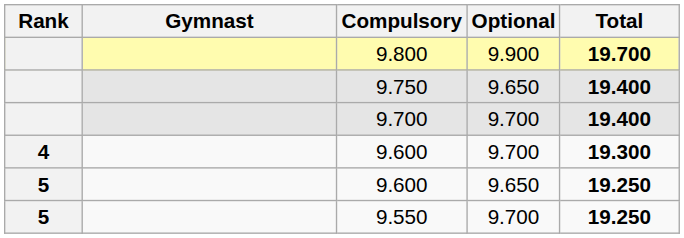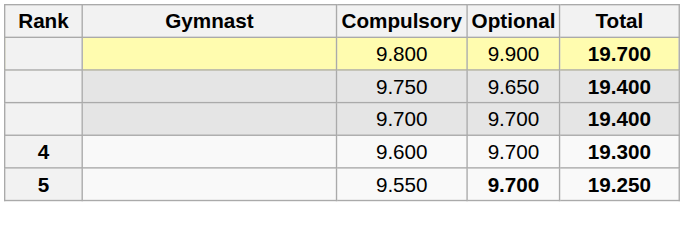- row: (43, 185)
(513, 218) normal -> (513, 185) bold
